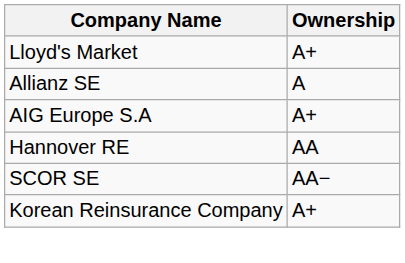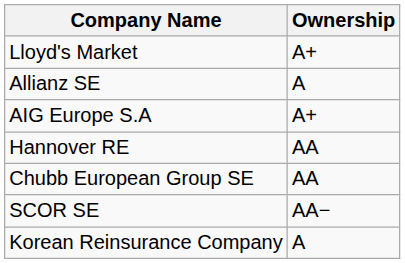+ row: (132, 178)
(304, 210) A+ -> (299, 242) A
